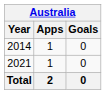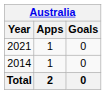rows swapped: (19, 47) <-> (19, 64)
